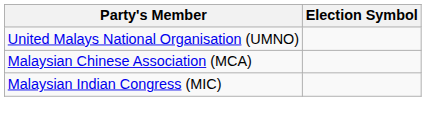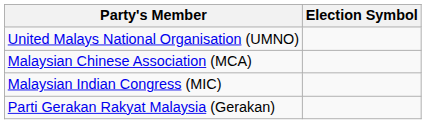+ row: (141, 107)
